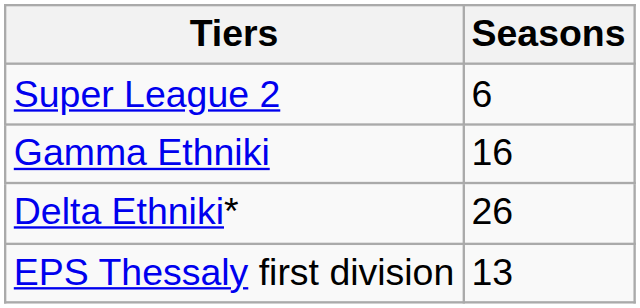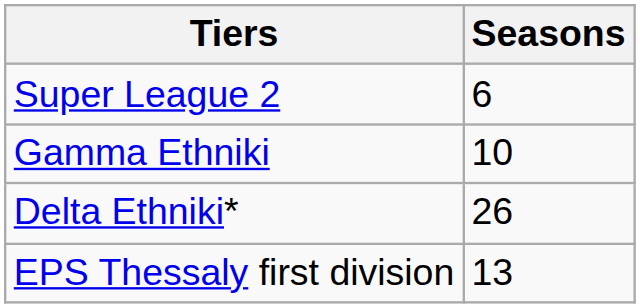(492, 152) 16 -> (492, 152) 10
